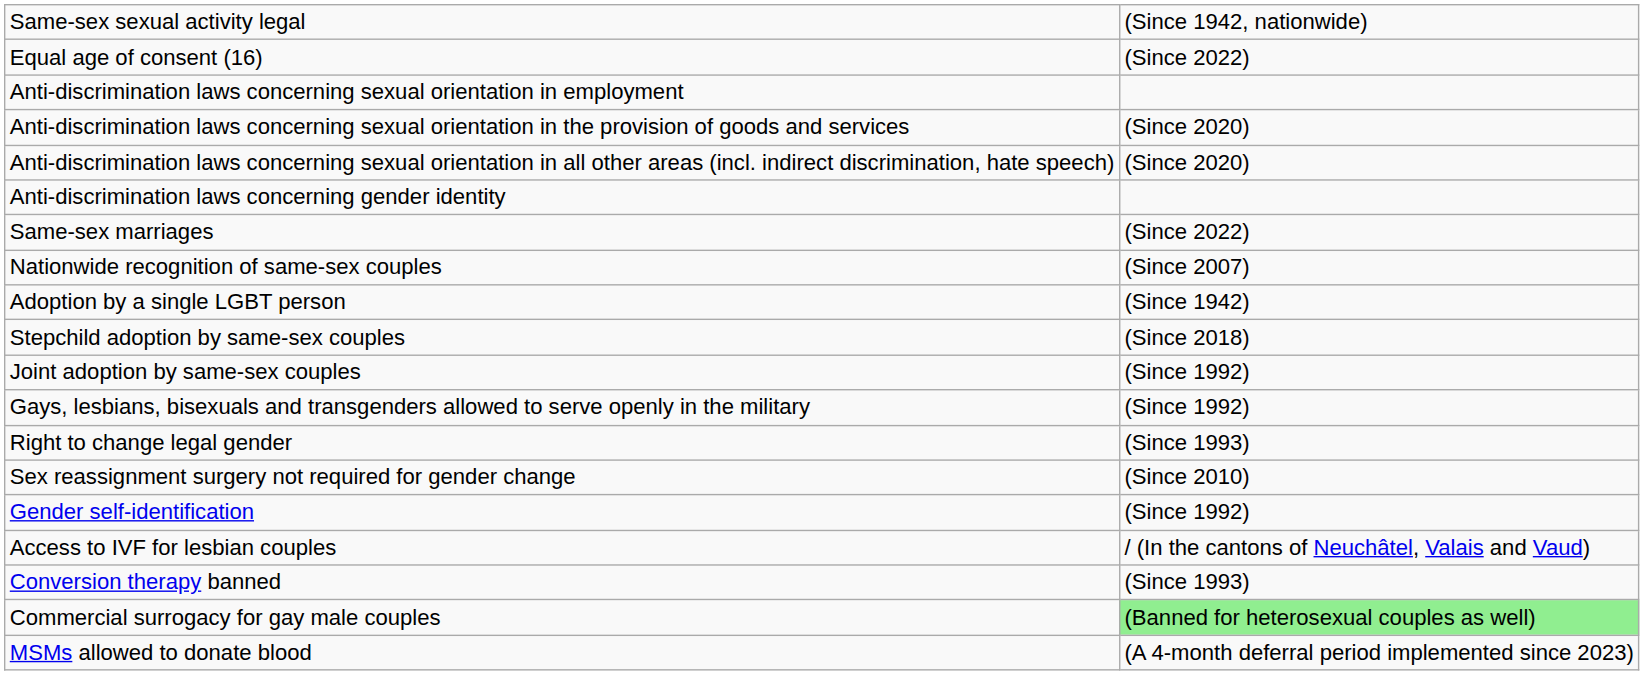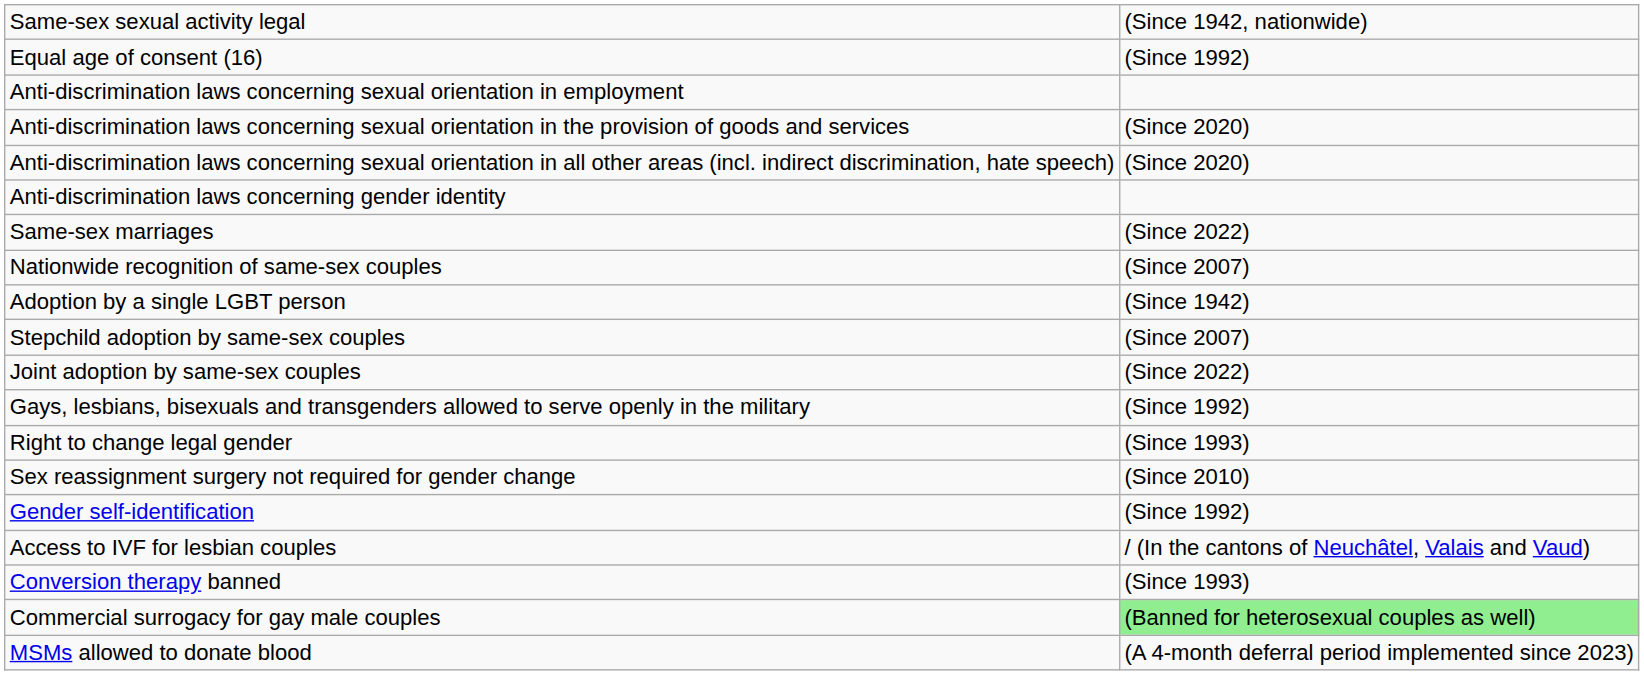(1187, 57) (Since 2022) -> (1187, 57) (Since 1992)
(1187, 337) (Since 2018) -> (1187, 337) (Since 2007)
(1187, 372) (Since 1992) -> (1187, 372) (Since 2022)
